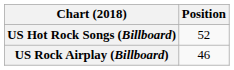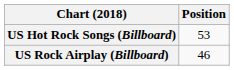(204, 34) 52 -> (204, 34) 53
